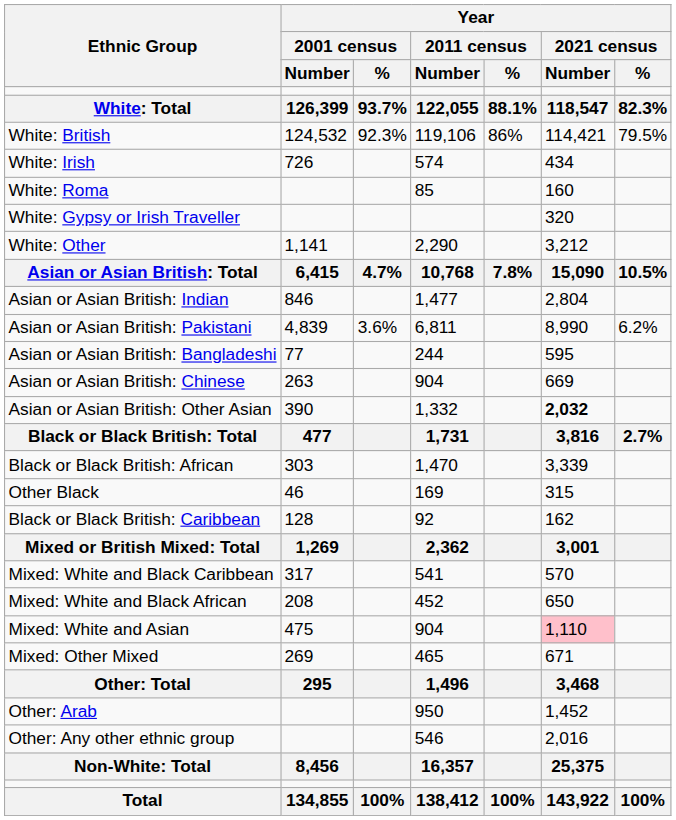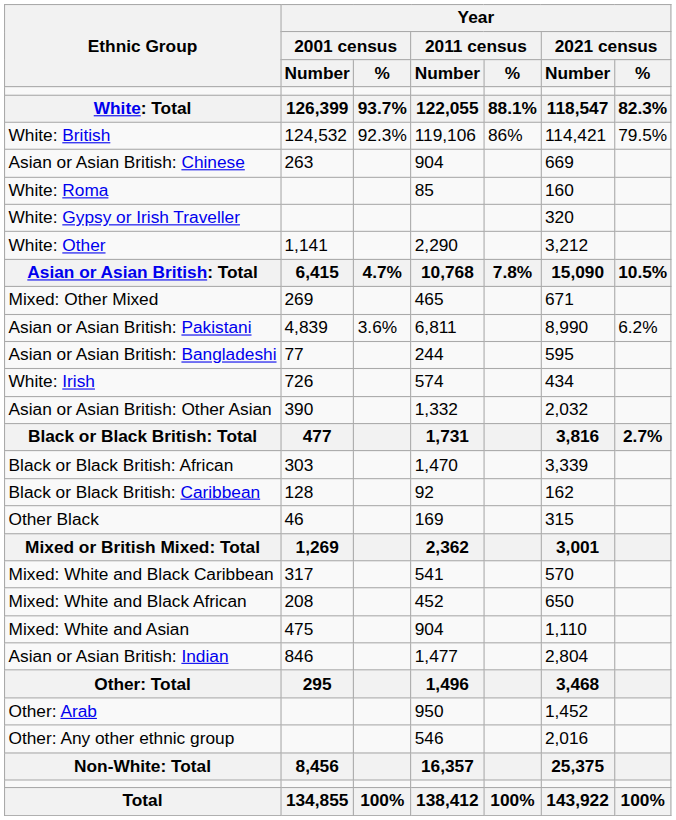rows swapped: (52, 163) <-> (127, 382)
rows swapped: (119, 300) <-> (83, 656)
(567, 409) bold -> (567, 409) normal
rows swapped: (134, 519) <-> (54, 492)
(566, 629) pink background -> (566, 629) no background
